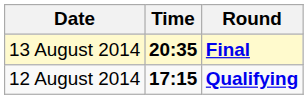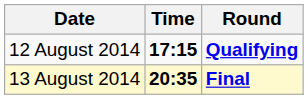rows swapped: (75, 79) <-> (75, 49)
